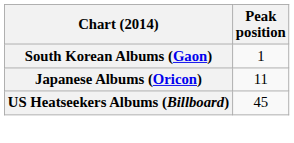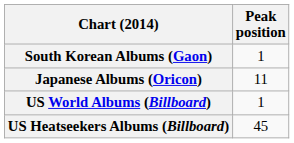+ row: (118, 102)
